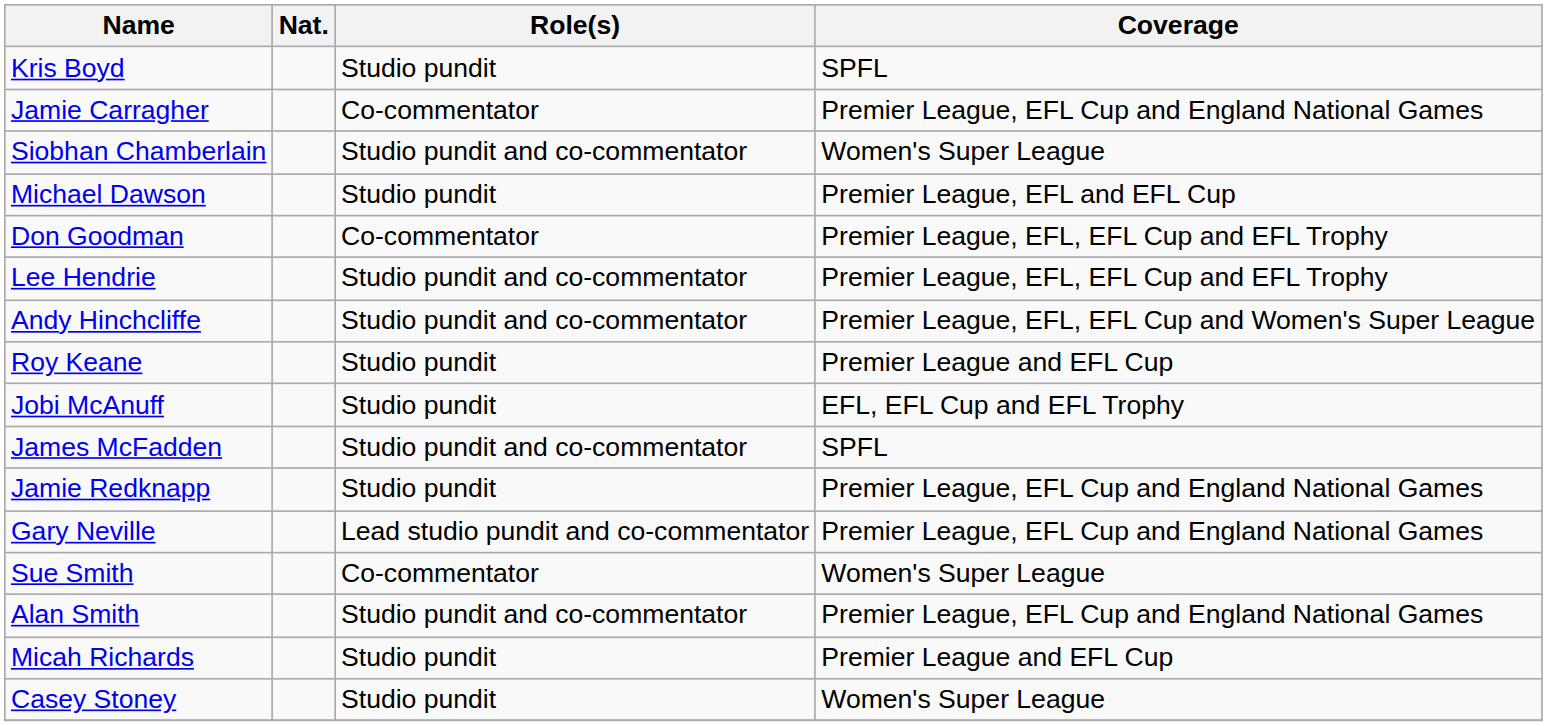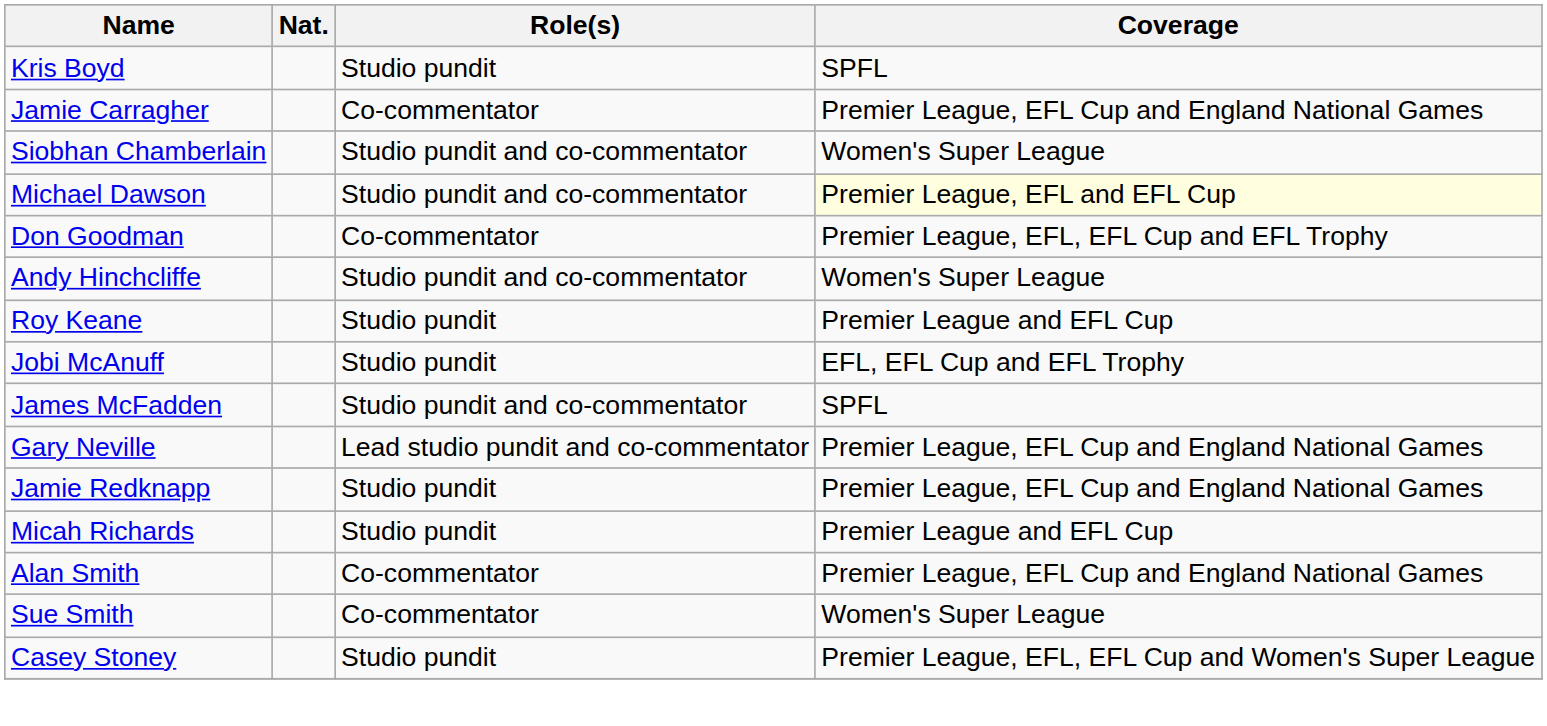(419, 194) Studio pundit -> (544, 194) Studio pundit and co-commentator
(1029, 194) no background -> (1029, 194) lightyellow background
- row: (83, 278)
(1178, 320) Premier League, EFL, EFL Cup and Women's Super League -> (963, 278) Women's Super League
rows swapped: (83, 531) <-> (111, 488)
rows swapped: (102, 657) <-> (72, 573)
(544, 615) Studio pundit and co-commentator -> (440, 573) Co-commentator
(963, 699) Women's Super League -> (1178, 657) Premier League, EFL, EFL Cup and Women's Super League
